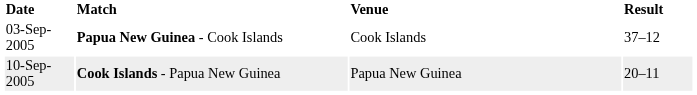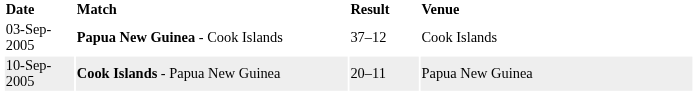columns swapped: (369, 9) <-> (644, 9)
